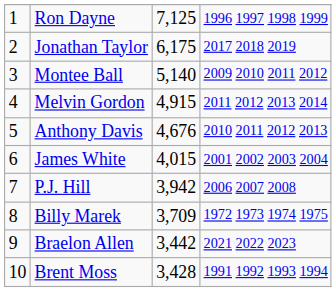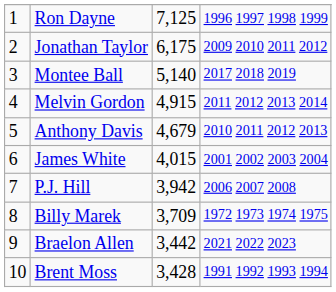(250, 46) 2017 2018 2019 -> (265, 46) 2009 2010 2011 2012
(265, 74) 2009 2010 2011 2012 -> (250, 74) 2017 2018 2019
(176, 131) 4,676 -> (176, 131) 4,679
